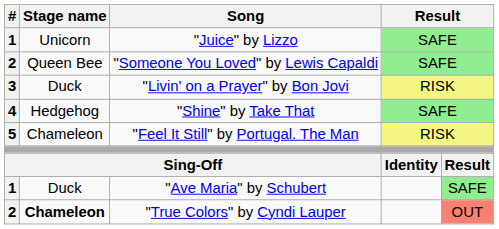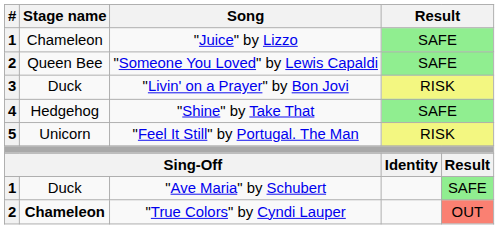(65, 39) Unicorn -> (65, 39) Chameleon
(65, 134) Chameleon -> (65, 134) Unicorn
